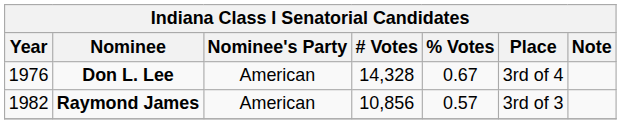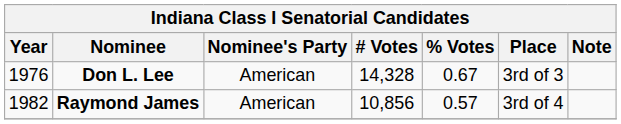(533, 75) 3rd of 4 -> (533, 75) 3rd of 3
(533, 103) 3rd of 3 -> (533, 103) 3rd of 4
